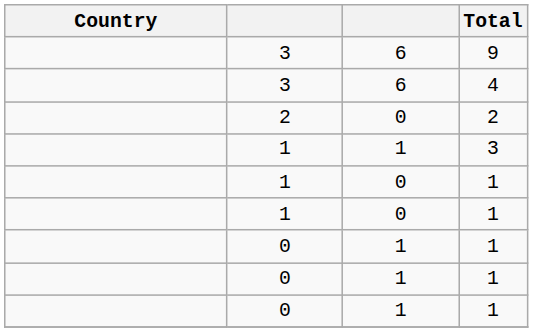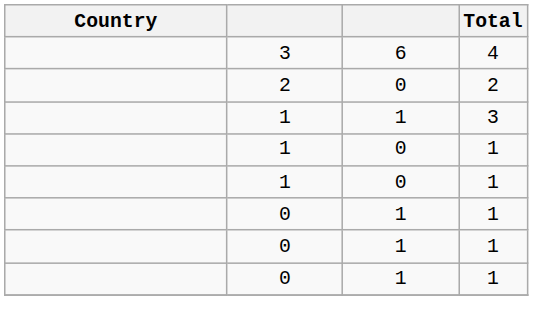- row: (285, 53)
